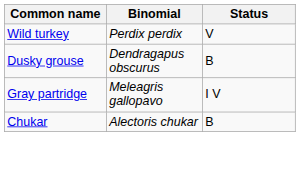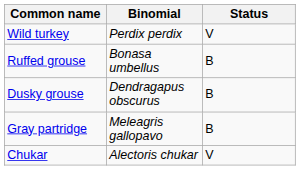+ row: (46, 61)
(213, 94) I V -> (209, 128) B
(209, 121) B -> (209, 155) V
